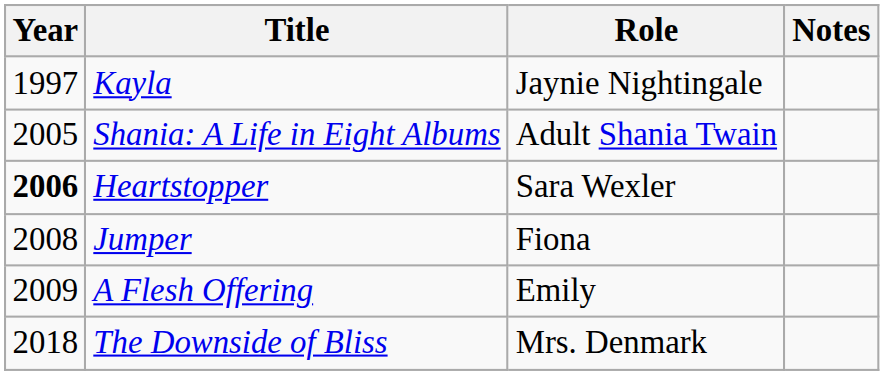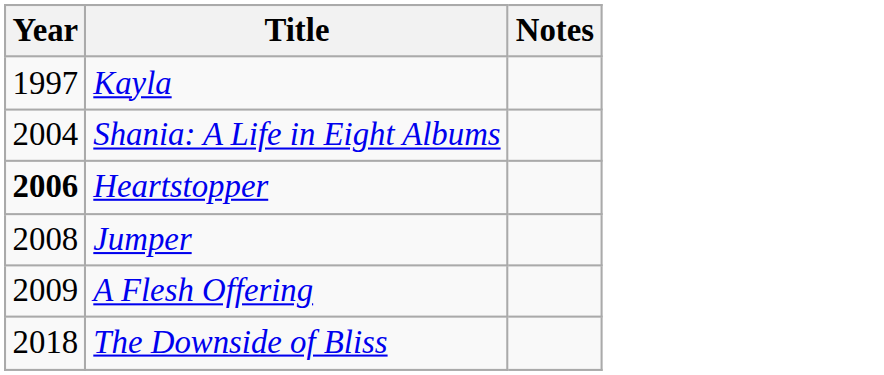- column: (646, 30)
(45, 134) 2005 -> (45, 134) 2004
